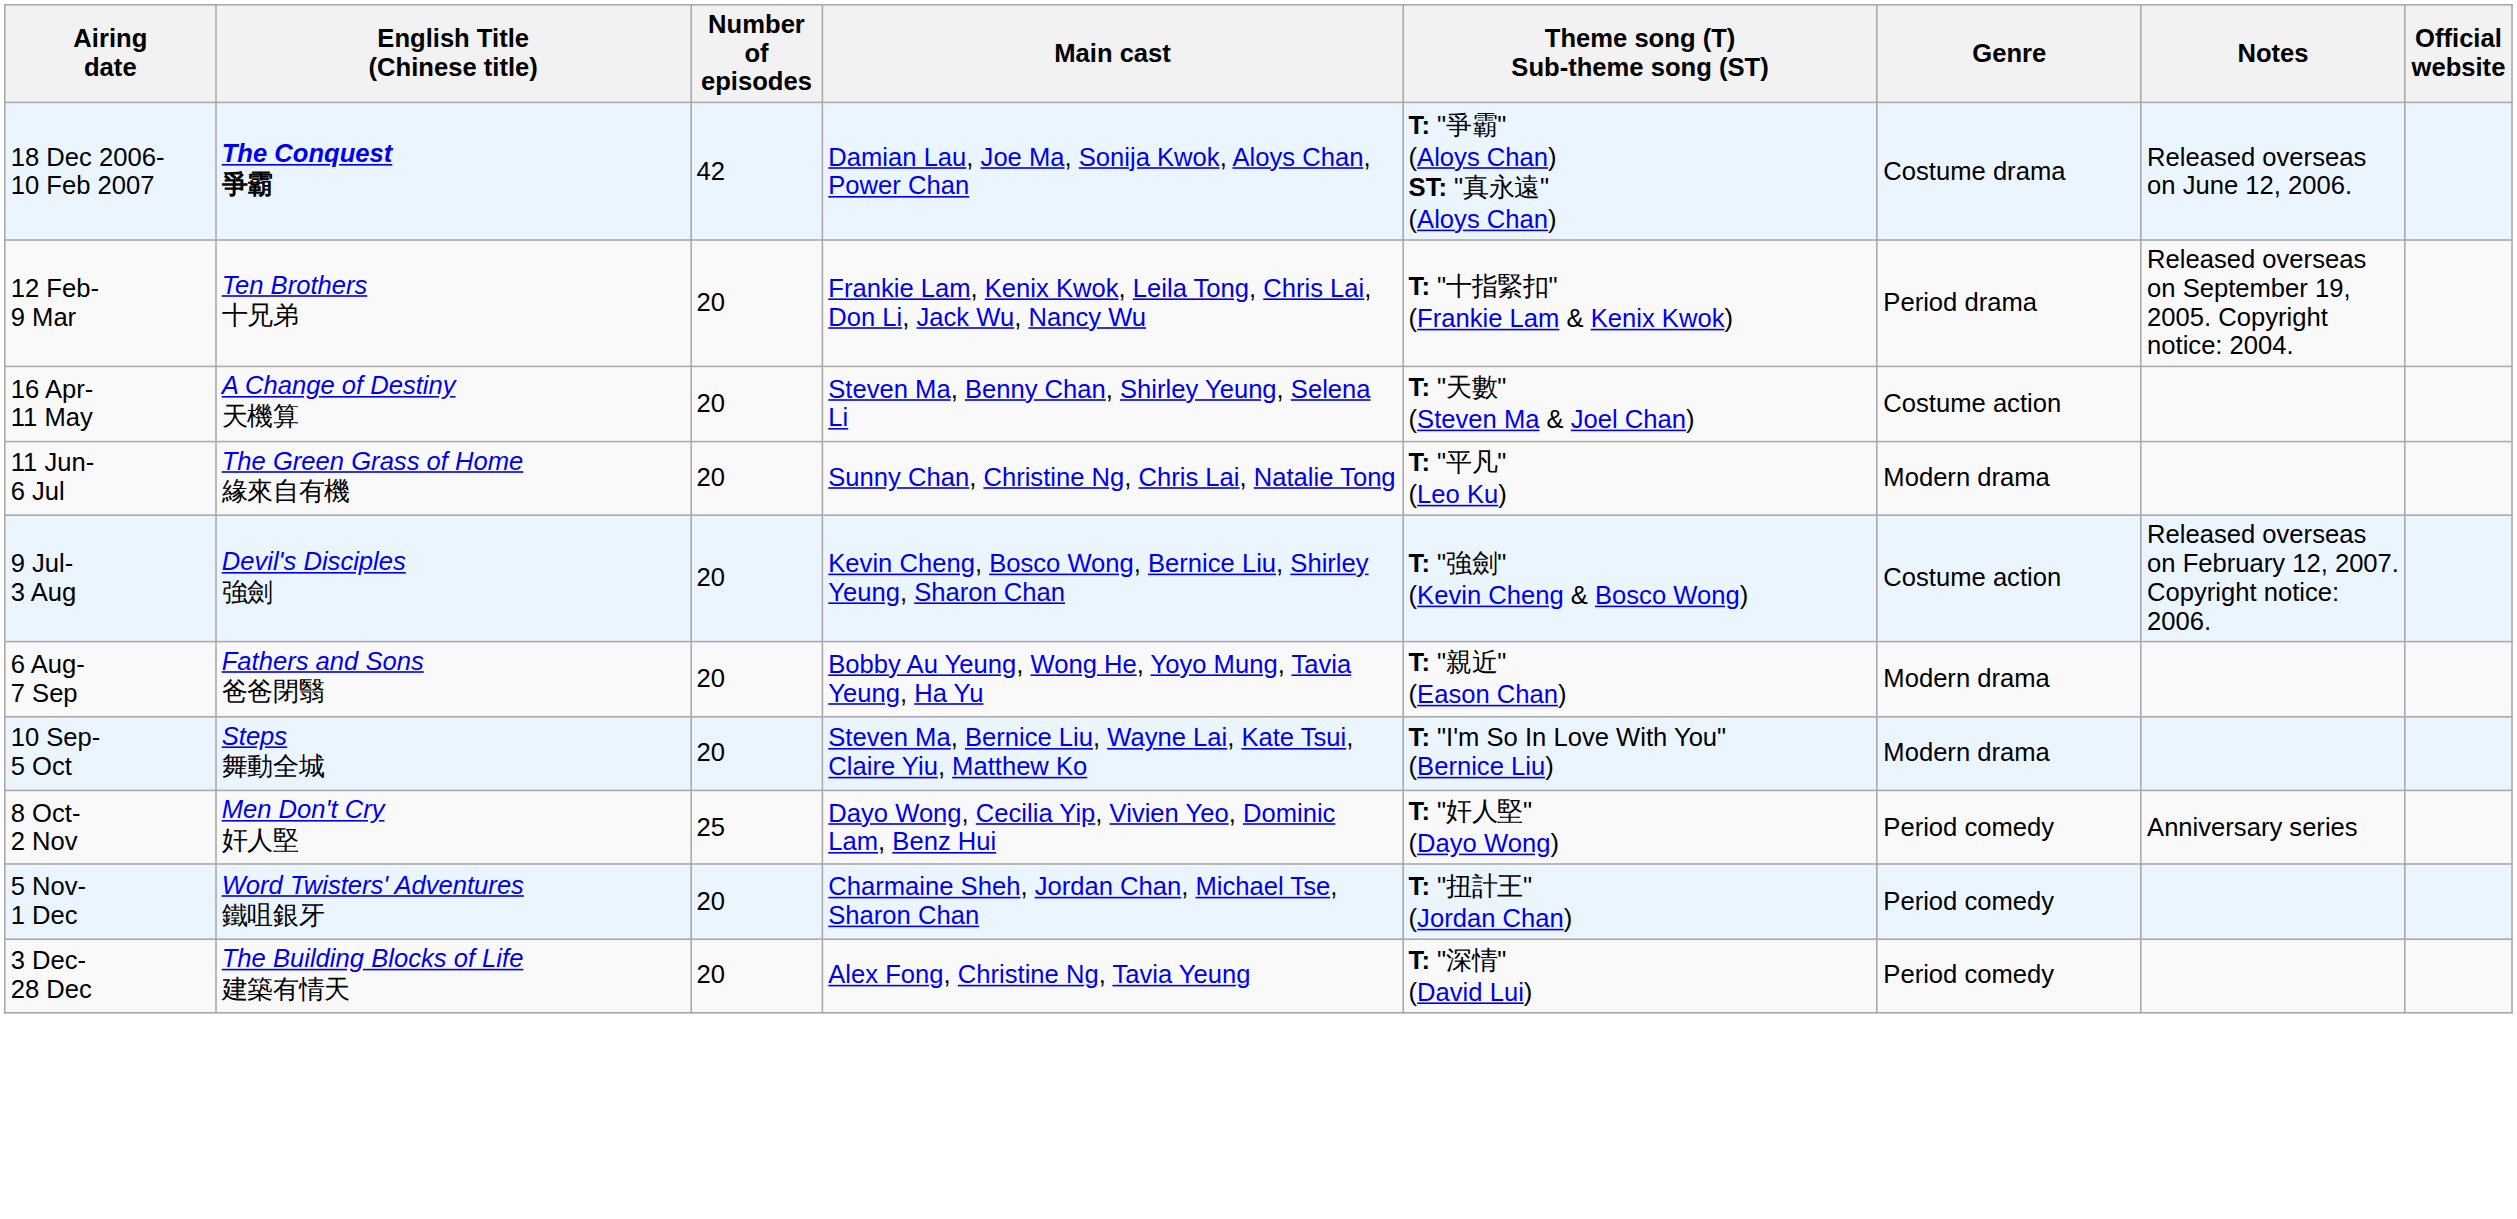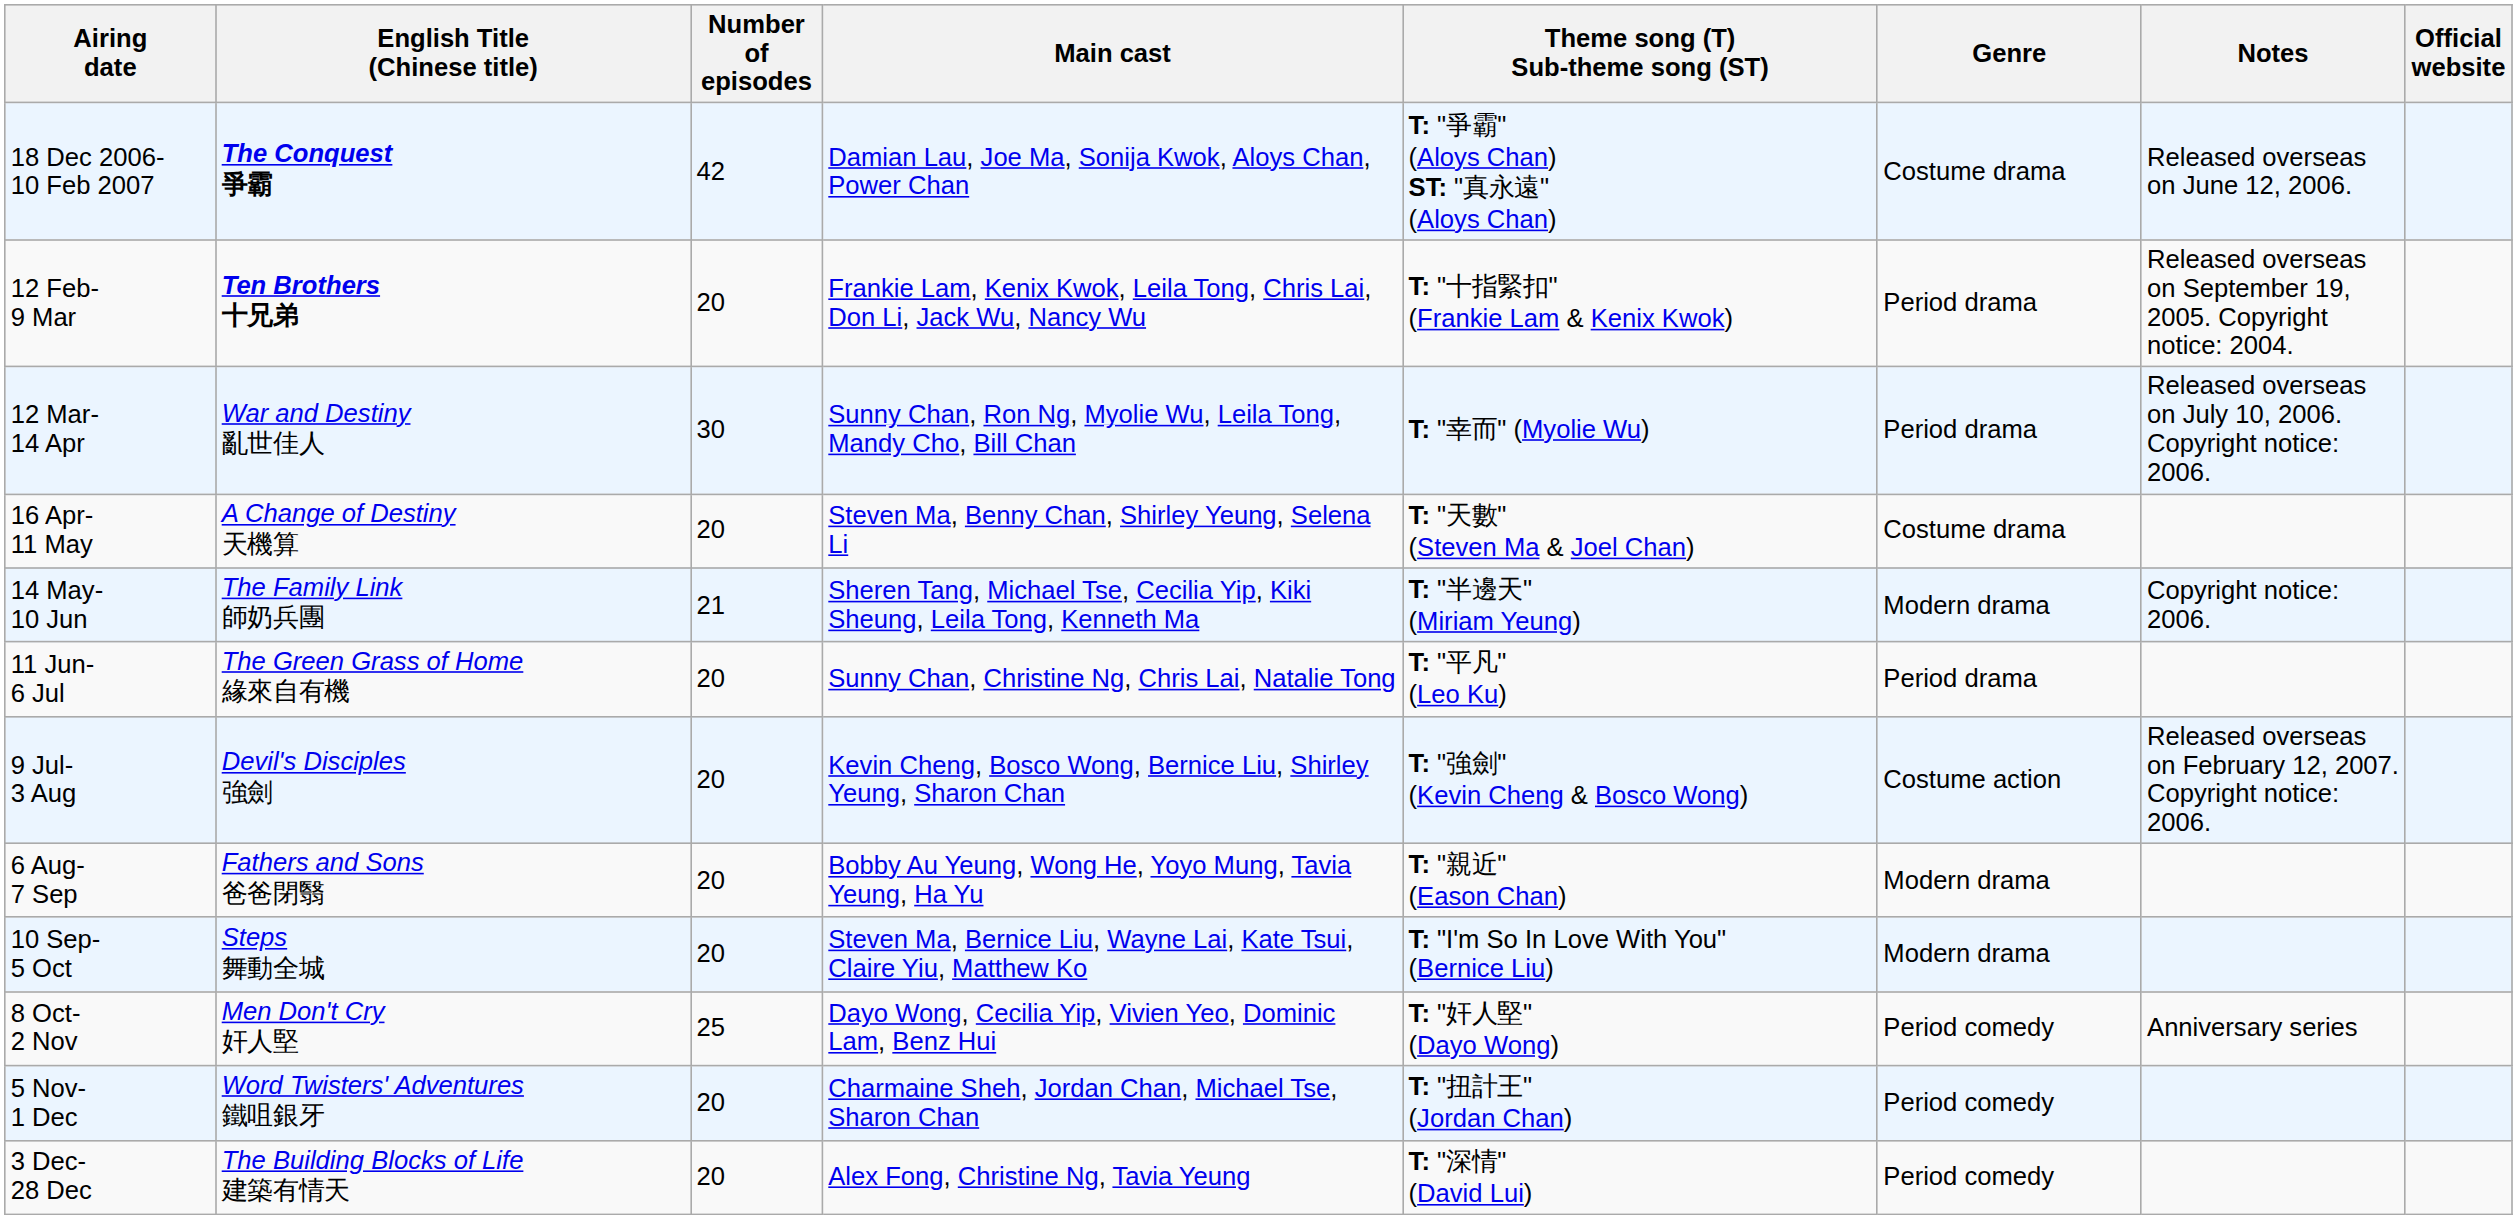(295, 301) normal -> (301, 301) bold
+ row: (55, 429)
(1972, 403) Costume action -> (1974, 530) Costume drama
+ row: (57, 604)
(1967, 477) Modern drama -> (1960, 678) Period drama
